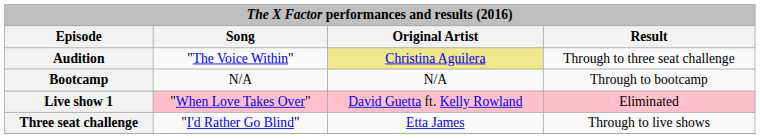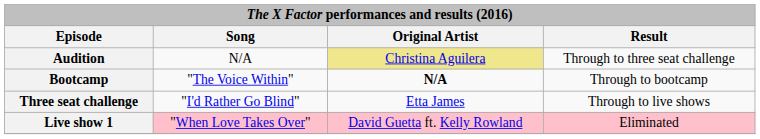(240, 58) "The Voice Within" -> (240, 58) N/A
(240, 79) N/A -> (240, 79) "The Voice Within"
(435, 79) normal -> (435, 79) bold
rows swapped: (79, 123) <-> (79, 101)
